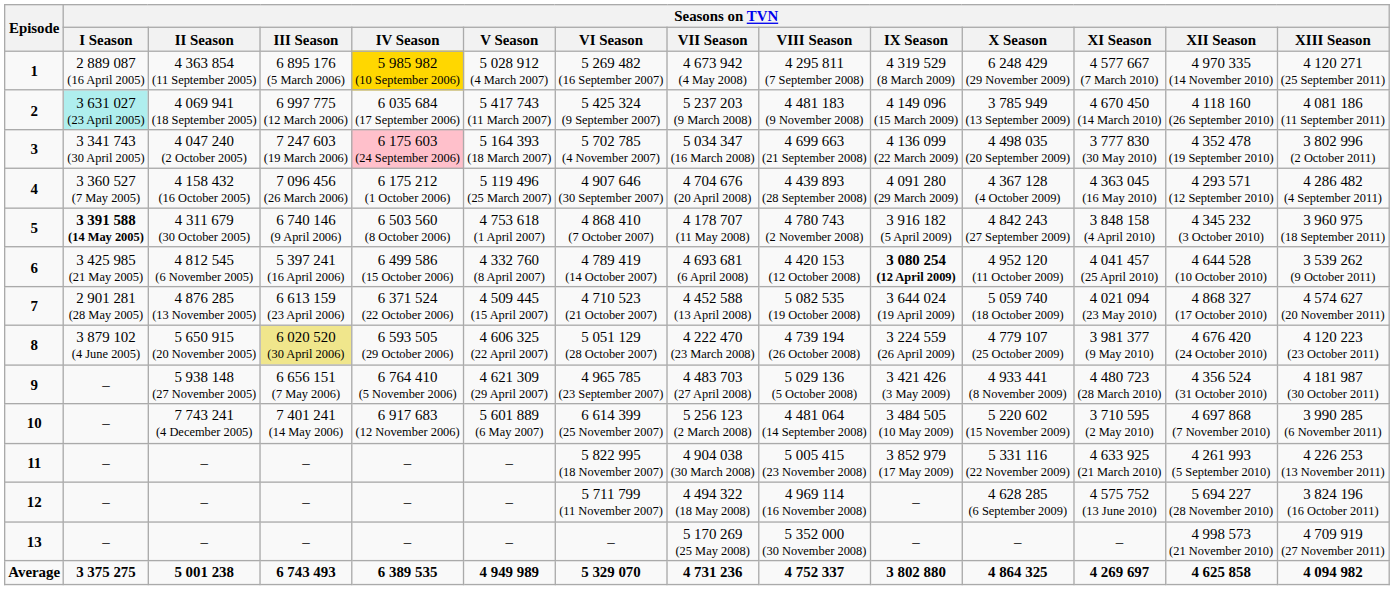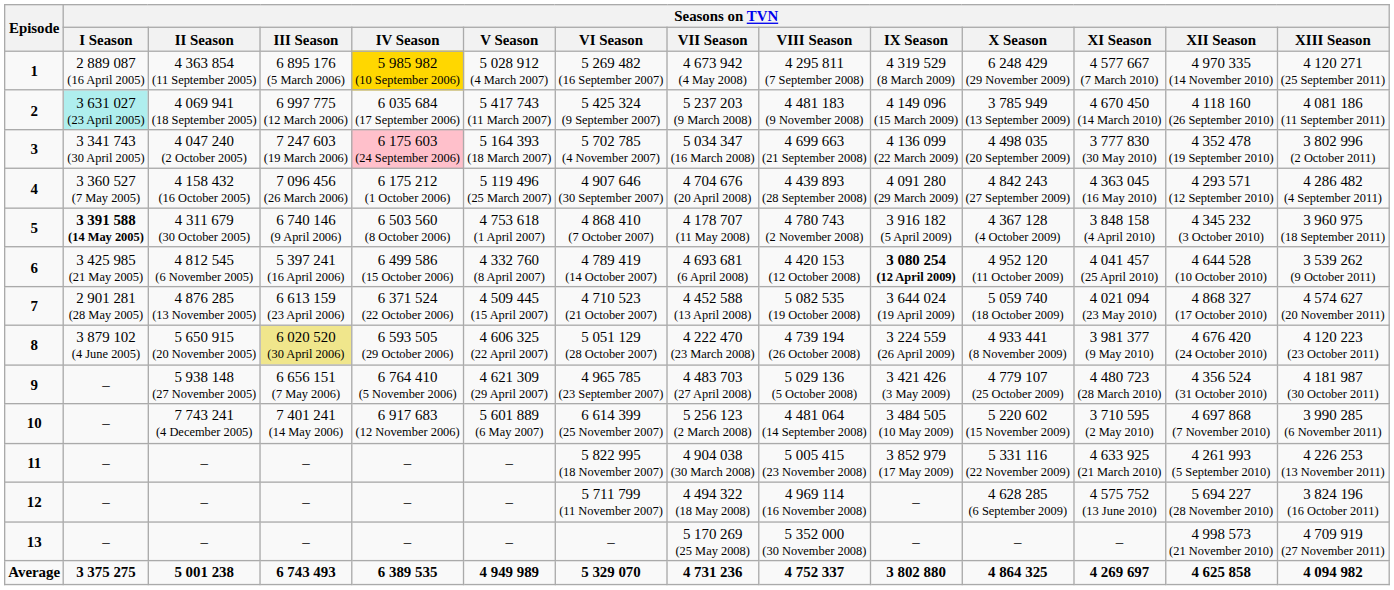(1018, 188) 4 367 128 (4 October 2009) -> (1018, 188) 4 842 243 (27 September 2009)
(1018, 228) 4 842 243 (27 September 2009) -> (1018, 228) 4 367 128 (4 October 2009)
(1018, 345) 4 779 107 (25 October 2009) -> (1018, 345) 4 933 441 (8 November 2009)
(1018, 384) 4 933 441 (8 November 2009) -> (1018, 384) 4 779 107 (25 October 2009)
